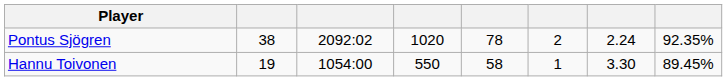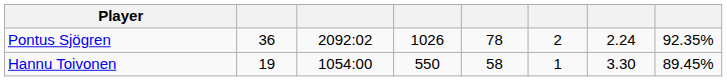(267, 40) 38 -> (267, 40) 36
(427, 40) 1020 -> (427, 40) 1026
